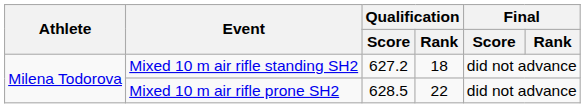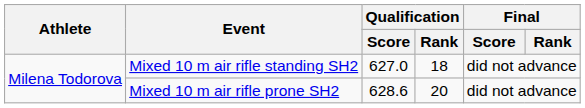(389, 66) 627.2 -> (389, 66) 627.0
(389, 91) 628.5 -> (389, 91) 628.6
(439, 91) 22 -> (439, 91) 20
